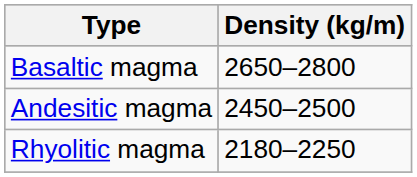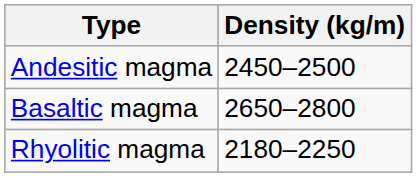rows swapped: (104, 66) <-> (111, 108)
